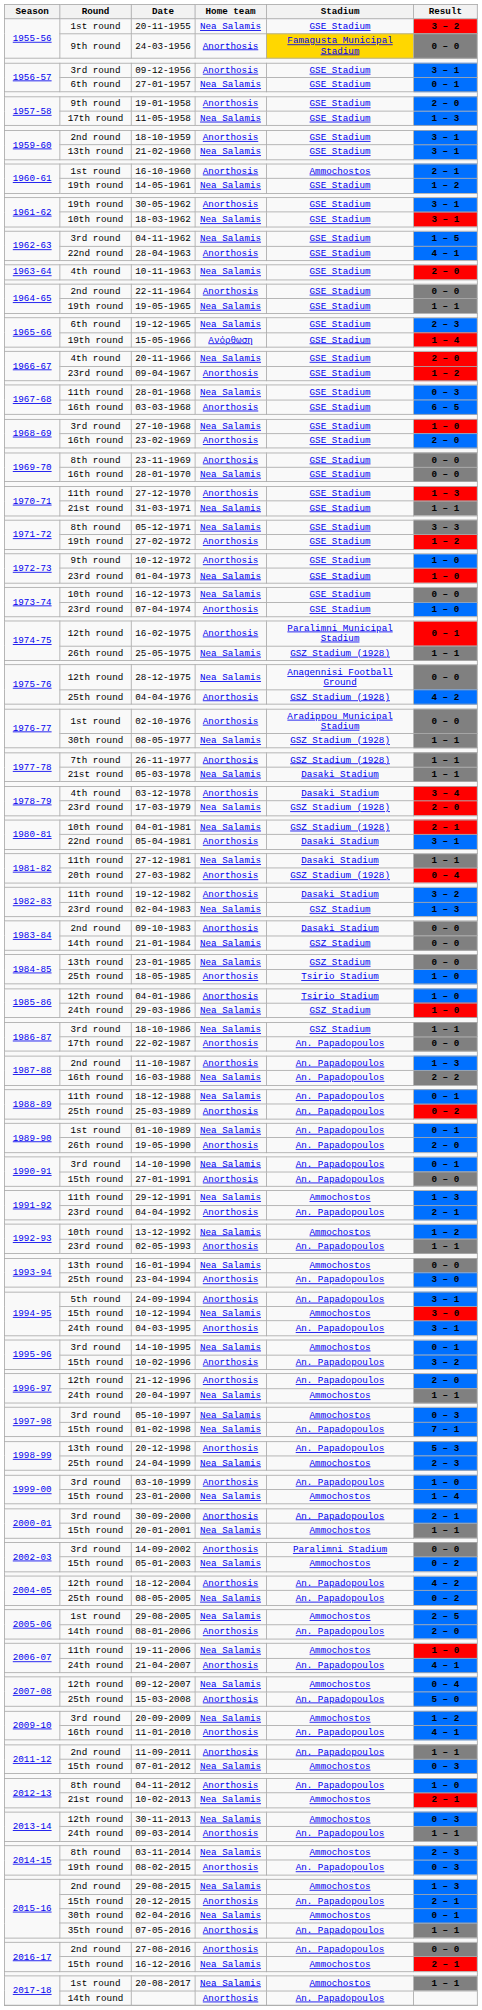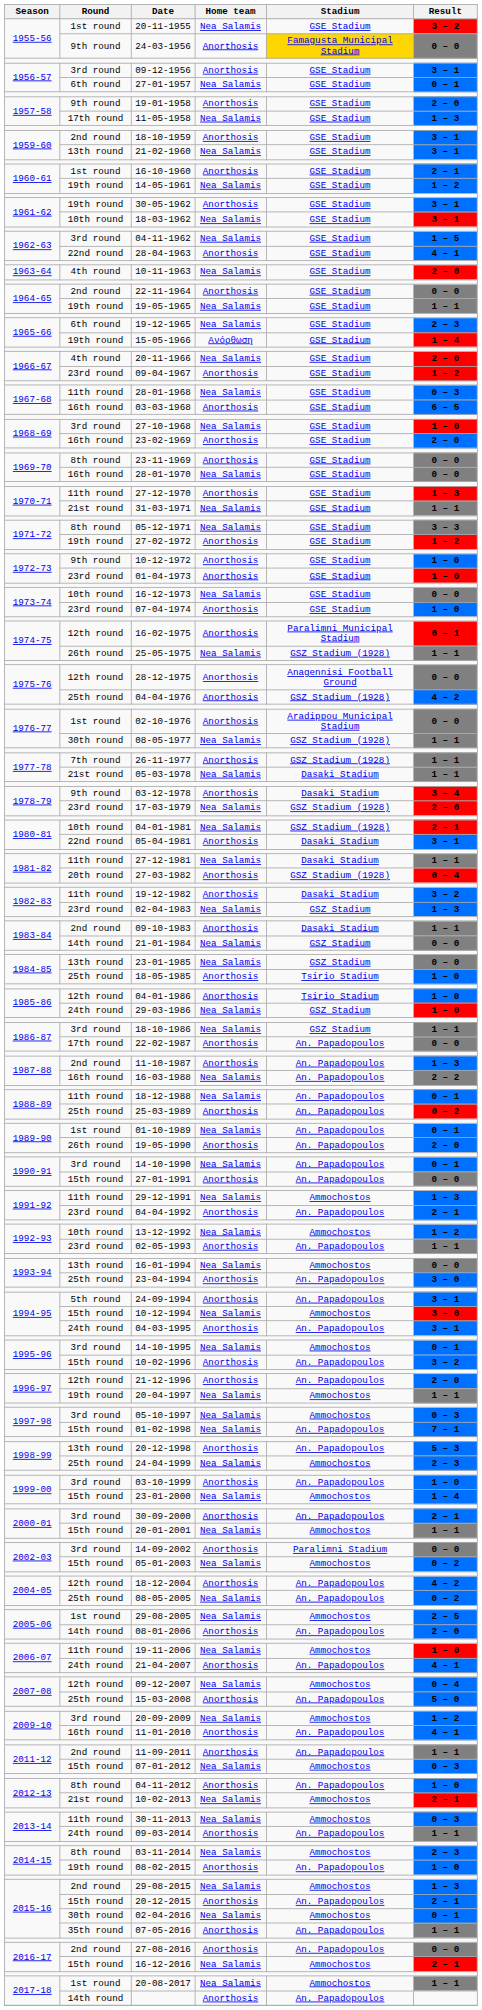(340, 171) Ammochostos -> (340, 171) GSE Stadium
(231, 576) Nea Salamis -> (231, 576) Anorthosis
(231, 677) Nea Salamis -> (231, 677) Anorthosis
(96, 794) 4th round -> (96, 794) 9th round
(445, 928) 0 – 0 -> (445, 928) 1 – 1
(96, 1396) 24th round -> (96, 1396) 19th round
(96, 1819) 12th round -> (96, 1819) 11th round
(445, 1868) 0 – 3 -> (445, 1868) 1 – 0
